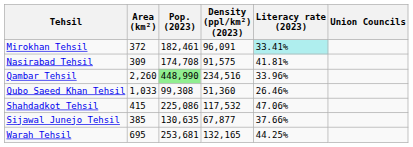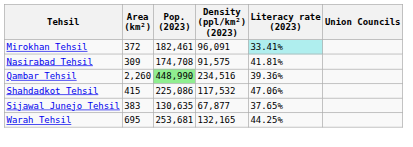(272, 76) 33.96% -> (267, 76) 39.36%
- row: (66, 91)
(138, 120) 385 -> (132, 105) 383
(272, 120) 37.66% -> (267, 105) 37.65%
